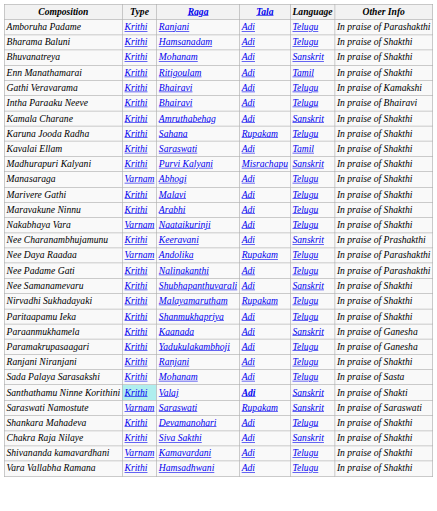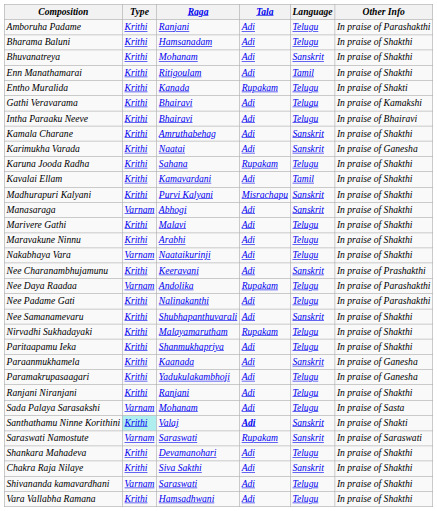+ row: (37, 88)
+ row: (43, 149)
(178, 149) Saraswati -> (185, 179) Kamavardani
(305, 179) Telugu -> (308, 210) Sanskrit
(136, 377) Krithi -> (139, 407) Varnam
(185, 453) Kamavardani -> (178, 484) Saraswati
